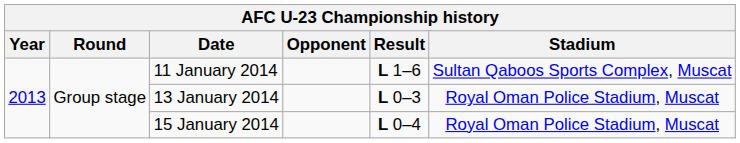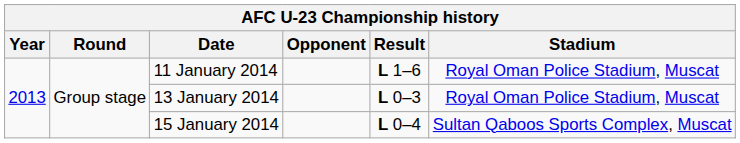(582, 71) Sultan Qaboos Sports Complex, Muscat -> (582, 71) Royal Oman Police Stadium, Muscat
(582, 124) Royal Oman Police Stadium, Muscat -> (582, 124) Sultan Qaboos Sports Complex, Muscat
